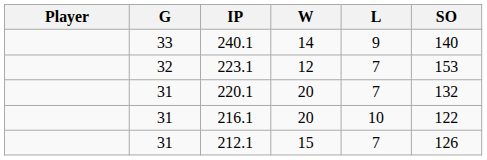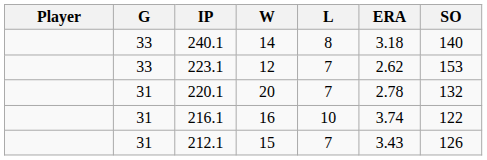+ column: (390, 17)
(376, 42) 9 -> (328, 42) 8
(165, 67) 32 -> (144, 67) 33
(306, 117) 20 -> (267, 117) 16
